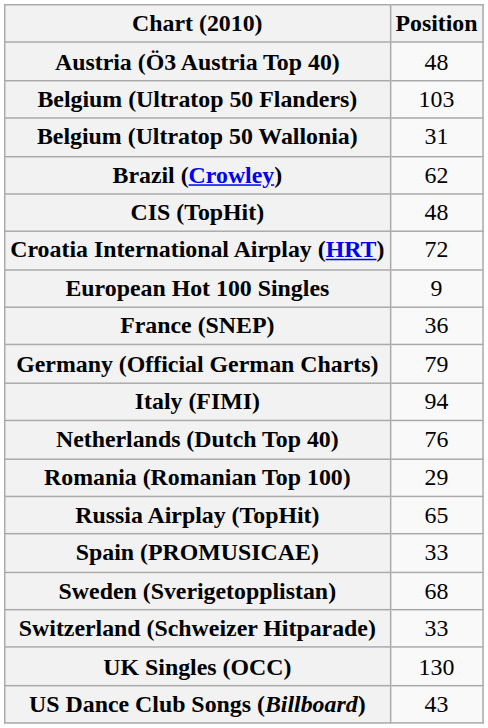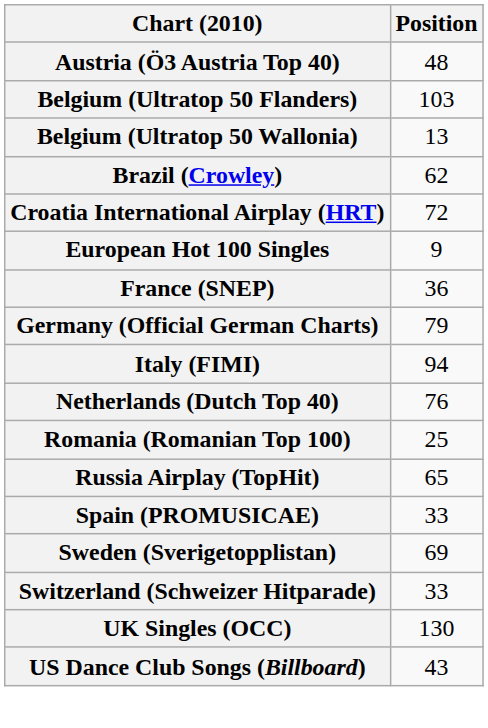(436, 136) 31 -> (436, 136) 13
- row: (197, 212)
(436, 477) 29 -> (436, 439) 25
(436, 590) 68 -> (436, 552) 69
